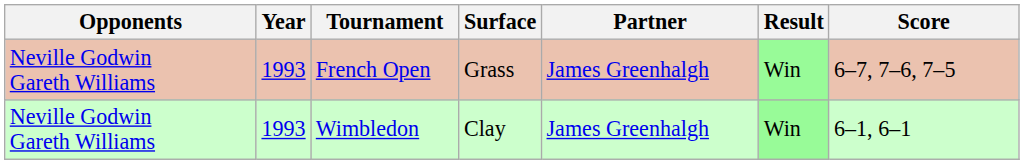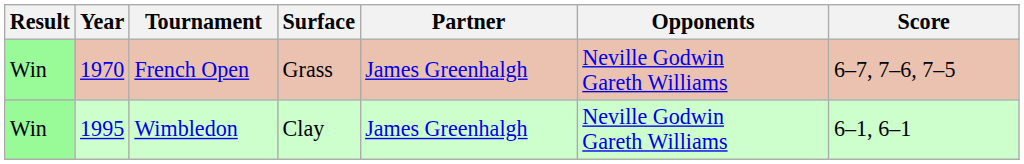columns swapped: (794, 22) <-> (131, 22)
(284, 69) 1993 -> (102, 69) 1970
(284, 129) 1993 -> (102, 129) 1995
